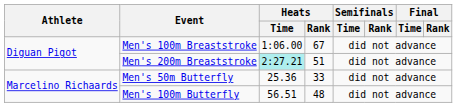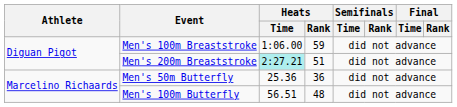(319, 45) 67 -> (319, 45) 59
(319, 78) 33 -> (319, 78) 36
